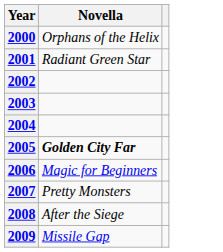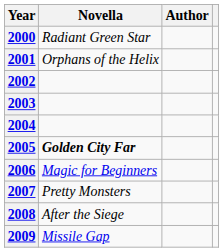+ column: (187, 15)
(100, 37) Orphans of the Helix -> (96, 37) Radiant Green Star
(96, 59) Radiant Green Star -> (100, 59) Orphans of the Helix
